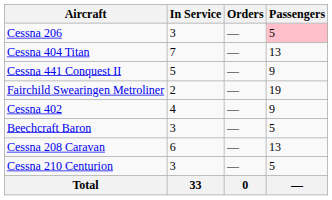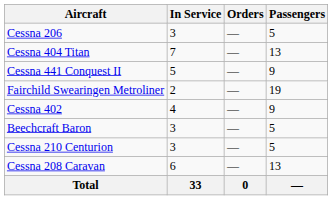(272, 33) pink background -> (272, 33) no background
rows swapped: (60, 166) <-> (56, 147)
